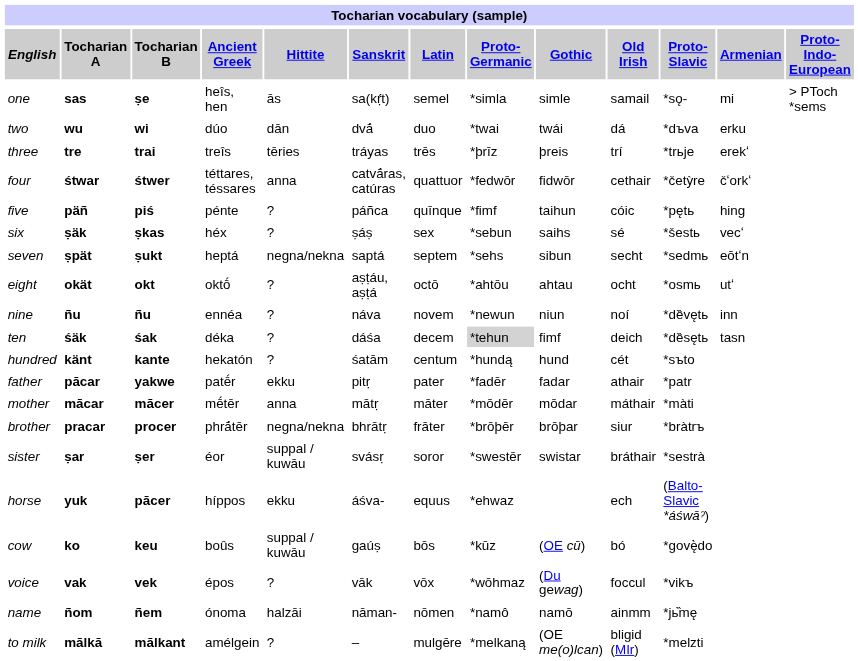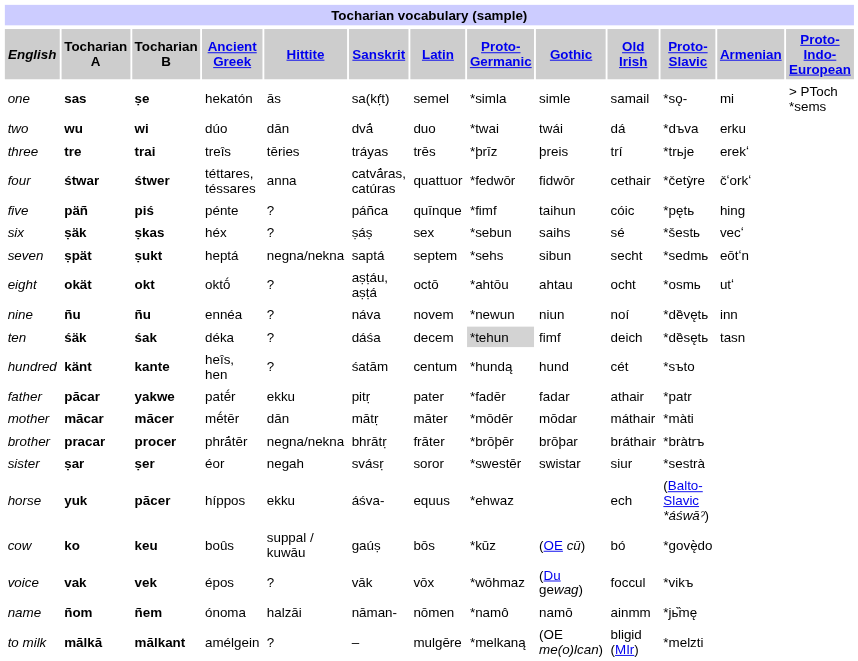(220, 99) heîs, hen -> (229, 99) hekatón
(229, 359) hekatón -> (220, 367) heîs, hen
(282, 404) anna -> (278, 419) dān
(621, 426) siur -> (633, 441) bráthair
(290, 456) suppal / kuwāu -> (285, 463) negah
(633, 456) bráthair -> (621, 463) siur
